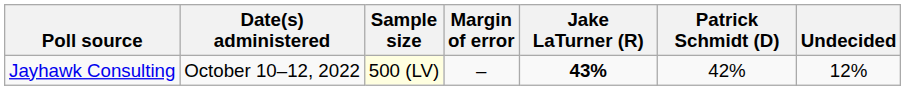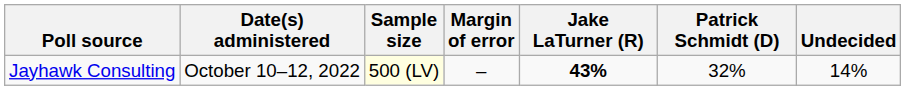(727, 70) 42% -> (727, 70) 32%
(849, 70) 12% -> (849, 70) 14%
